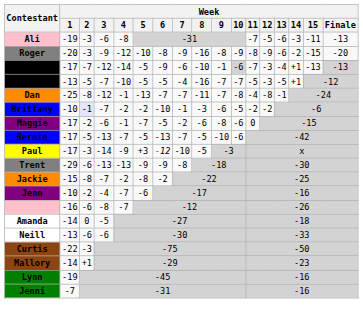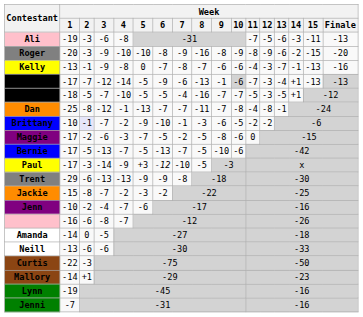(123, 53) -12 -> (123, 53) -10
+ row: (32, 67)
(202, 67) -10 -> (202, 81) -13
(70, 81) -13 -> (70, 95) -18
(143, 109) -2 -> (143, 123) -9
(123, 123) -1 -> (123, 137) -3
(202, 123) -6 -> (202, 137) -5
(143, 179) -8 -> (143, 193) -3
